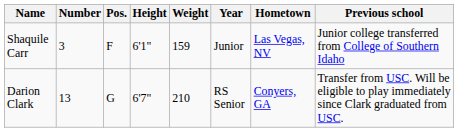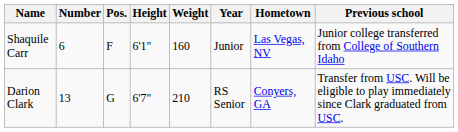(62, 45) 3 -> (62, 45) 6
(181, 45) 159 -> (181, 45) 160
